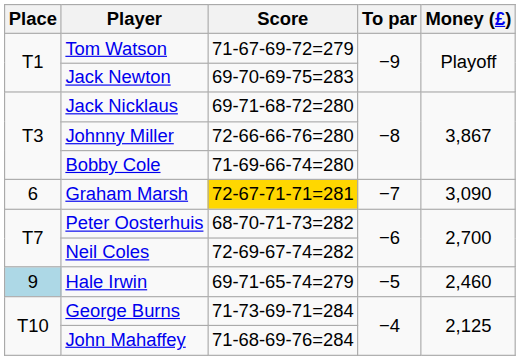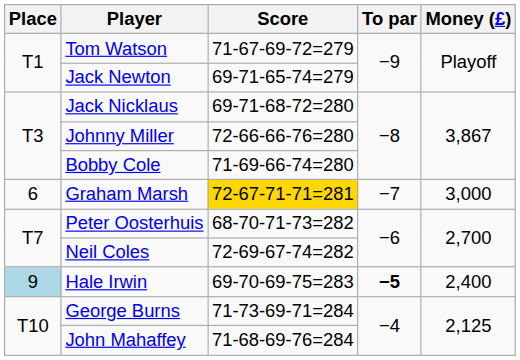(283, 77) 69-70-69-75=283 -> (283, 77) 69-71-65-74=279
(468, 194) 3,090 -> (468, 194) 3,000
(283, 281) 69-71-65-74=279 -> (283, 281) 69-70-69-75=283
(390, 281) normal -> (390, 281) bold
(468, 281) 2,460 -> (468, 281) 2,400
